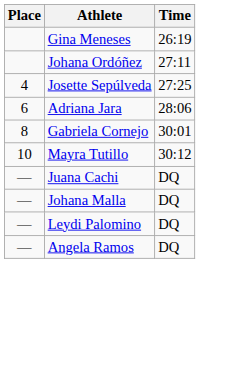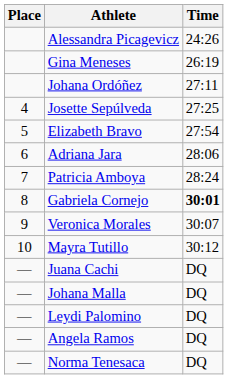+ row: (113, 39)
+ row: (95, 131)
+ row: (96, 177)
(175, 131) normal -> (203, 200) bold
+ row: (99, 223)
+ row: (96, 362)
